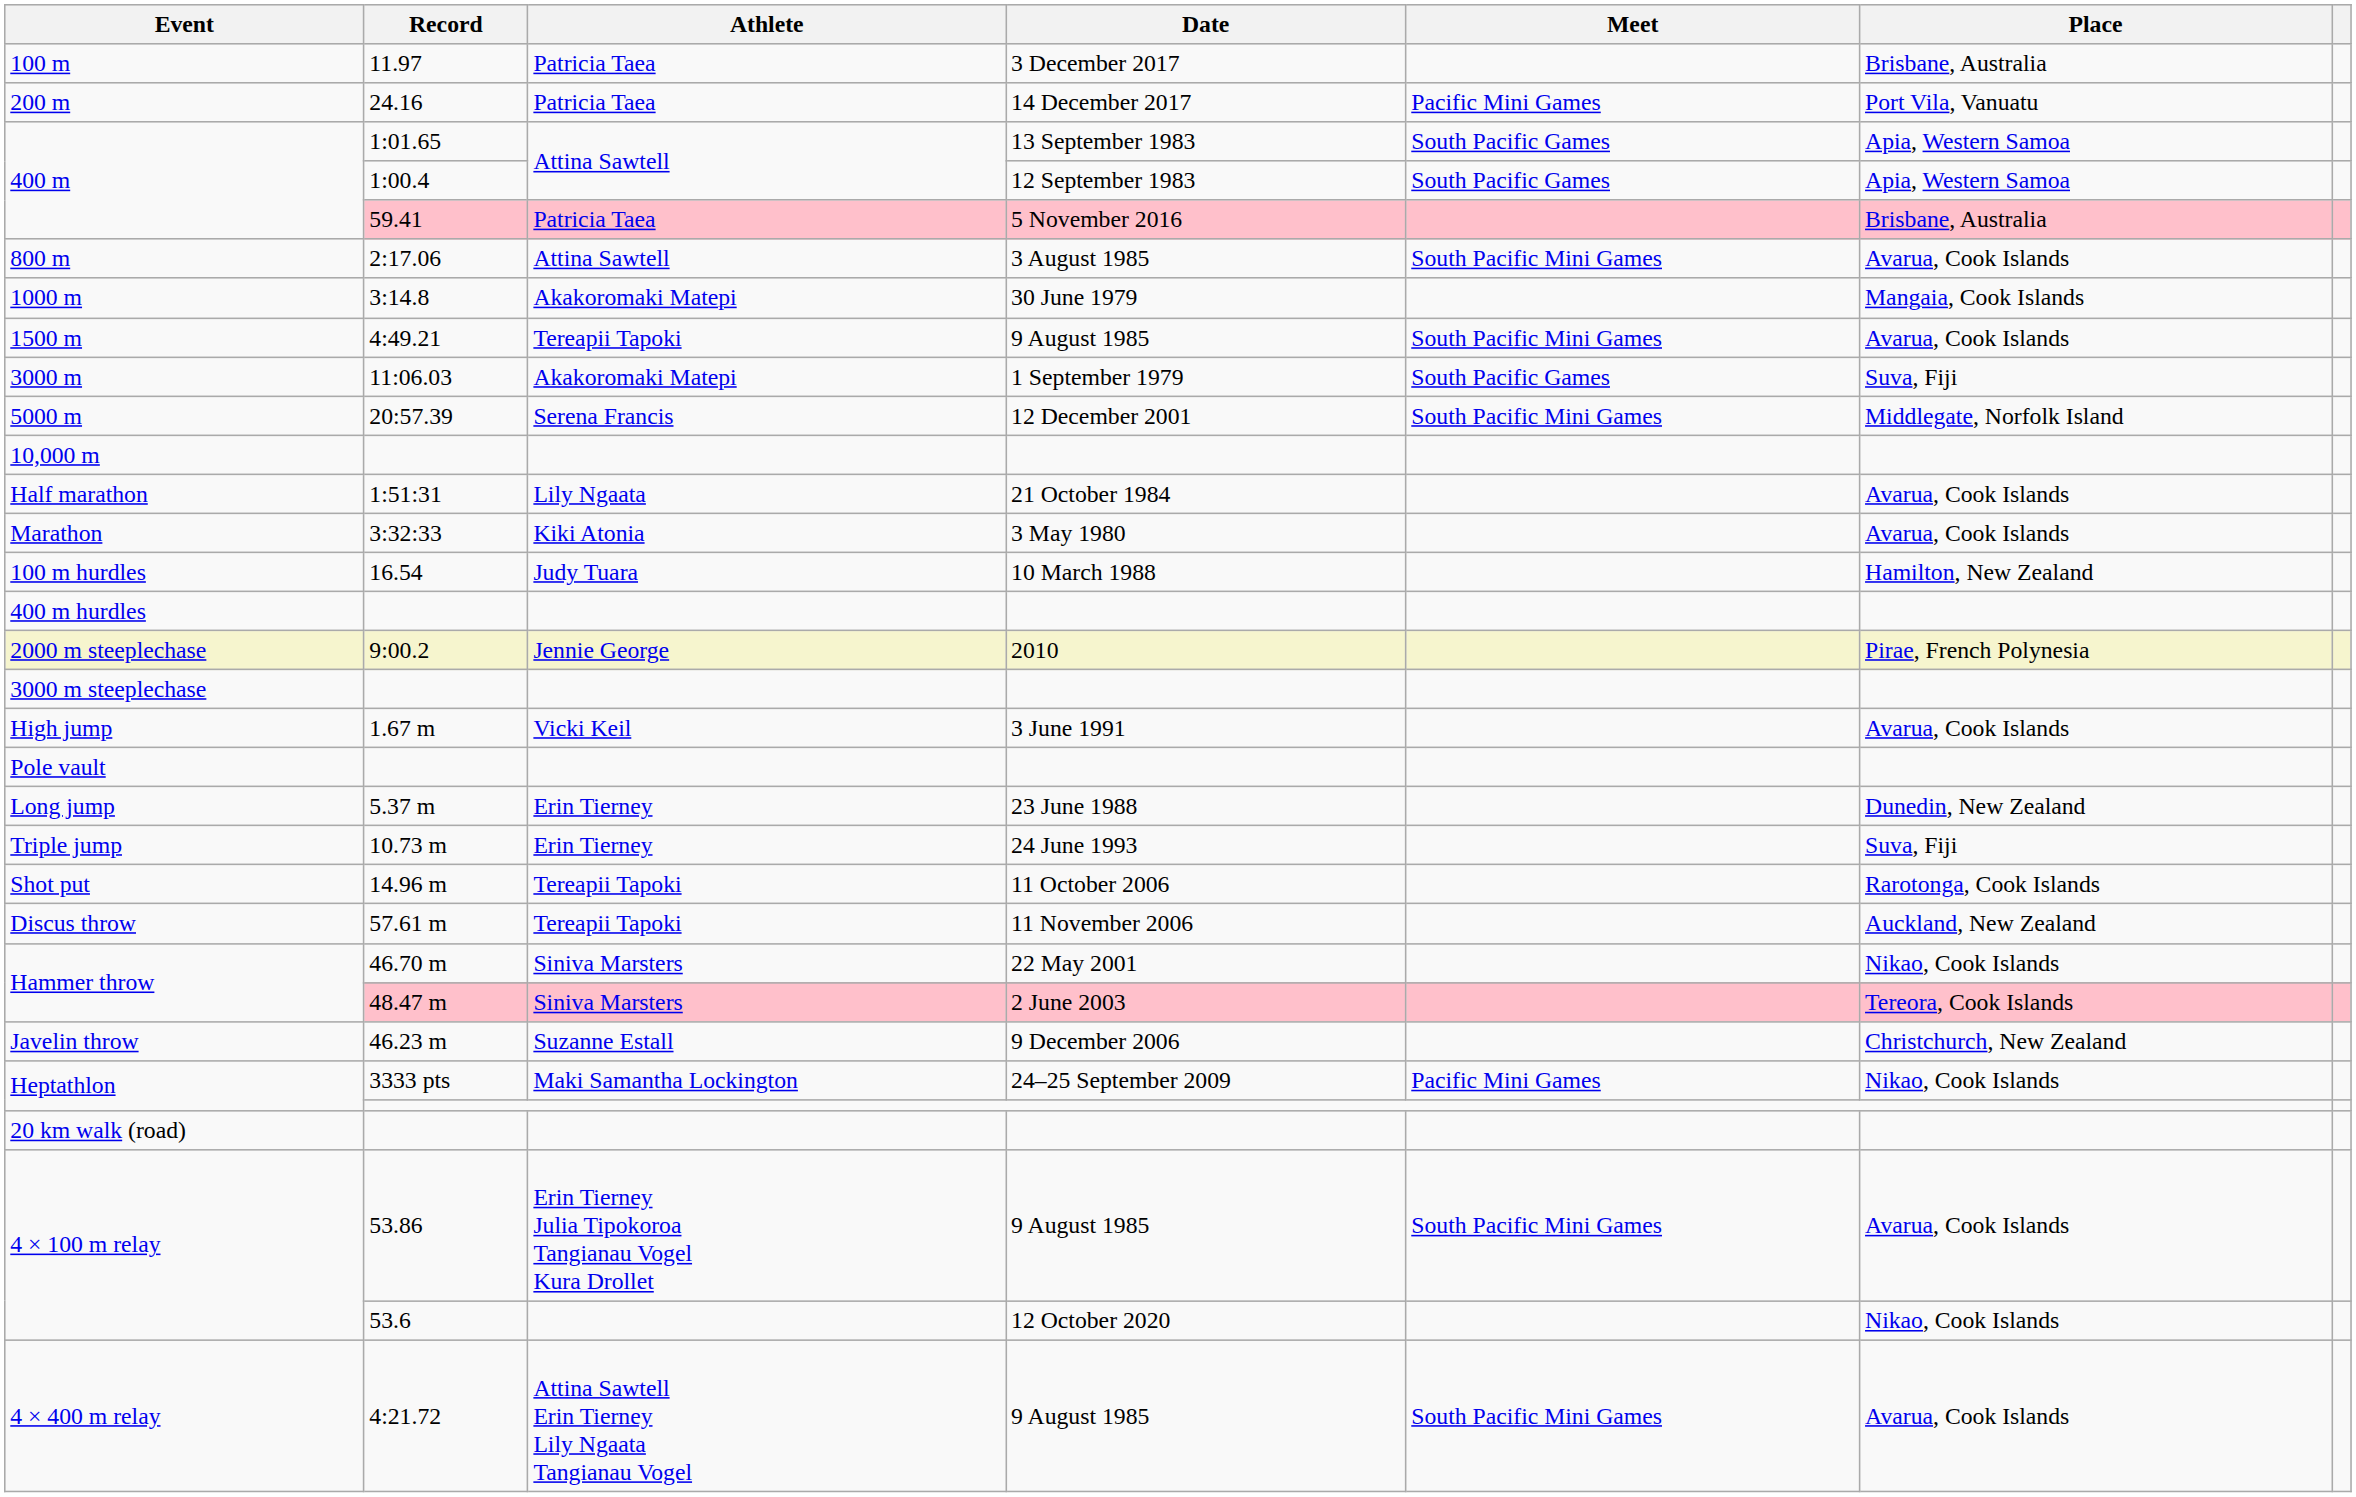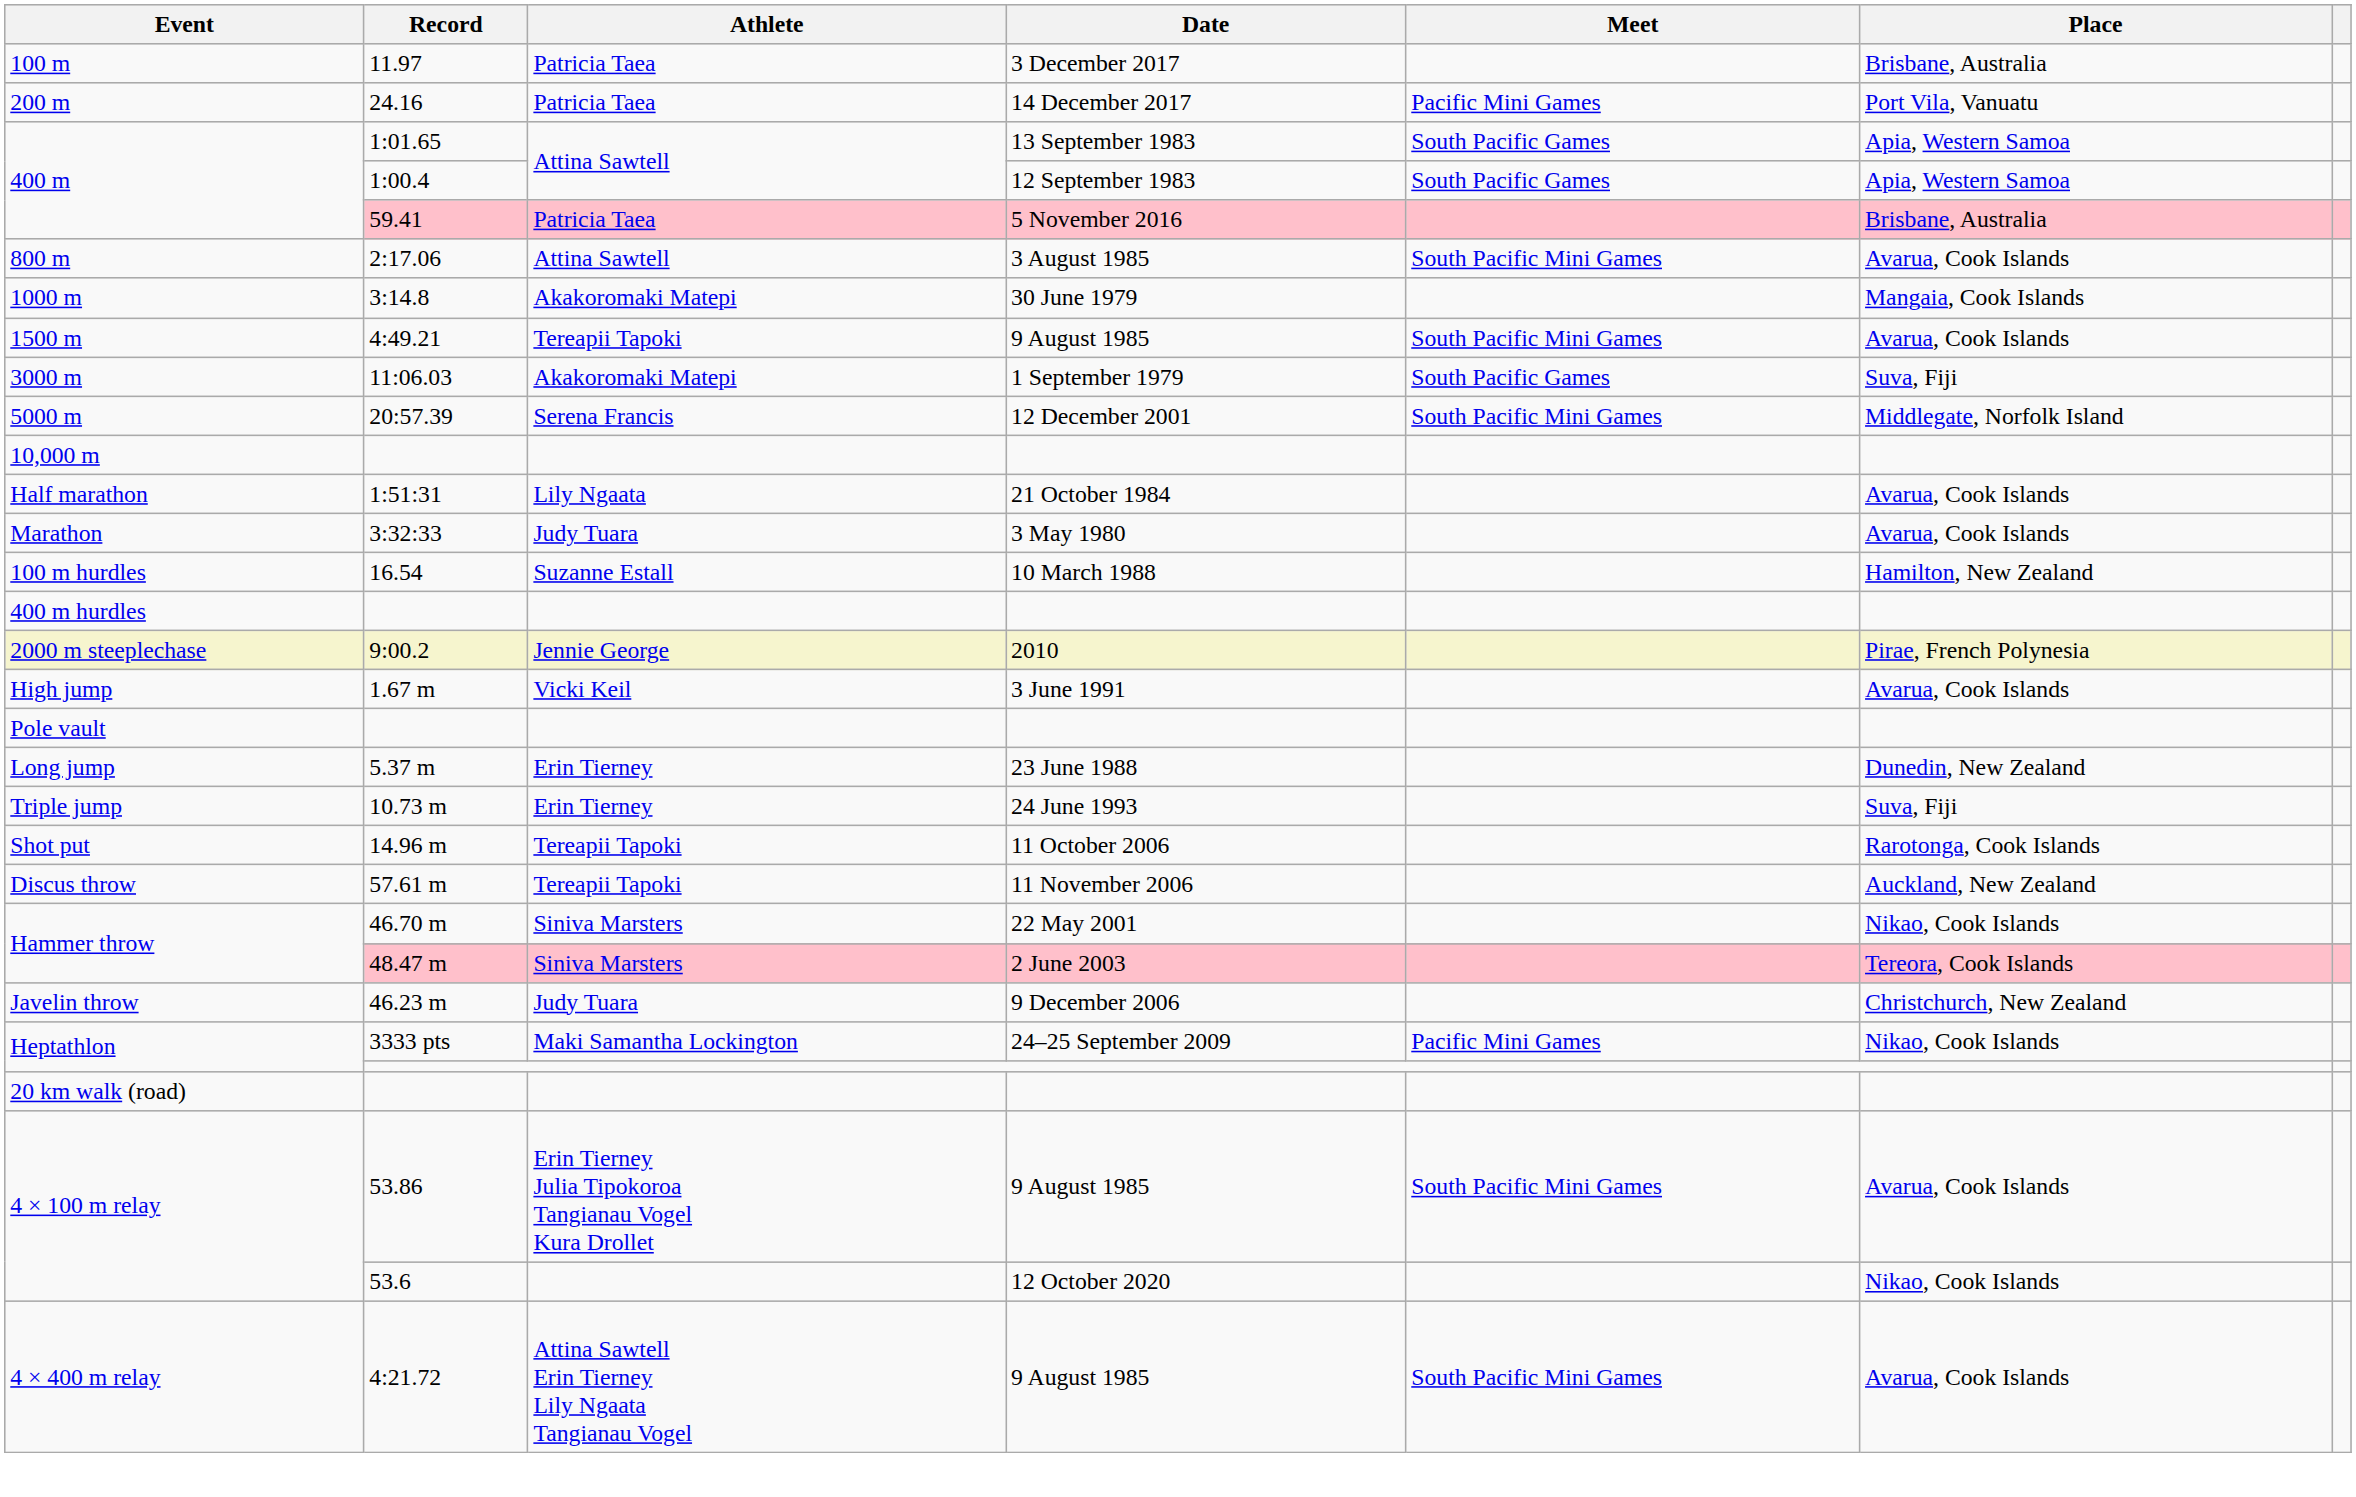(589, 532) Kiki Atonia -> (586, 532) Judy Tuara
(586, 571) Judy Tuara -> (603, 571) Suzanne Estall
- row: (108, 688)
(603, 1040) Suzanne Estall -> (586, 1001) Judy Tuara
